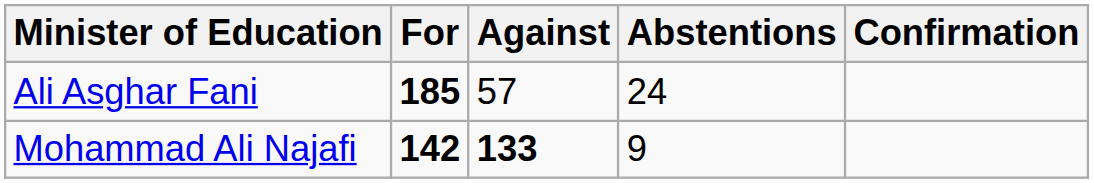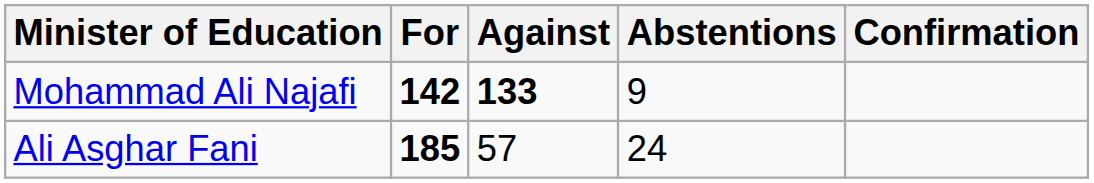rows swapped: (185, 148) <-> (136, 90)
